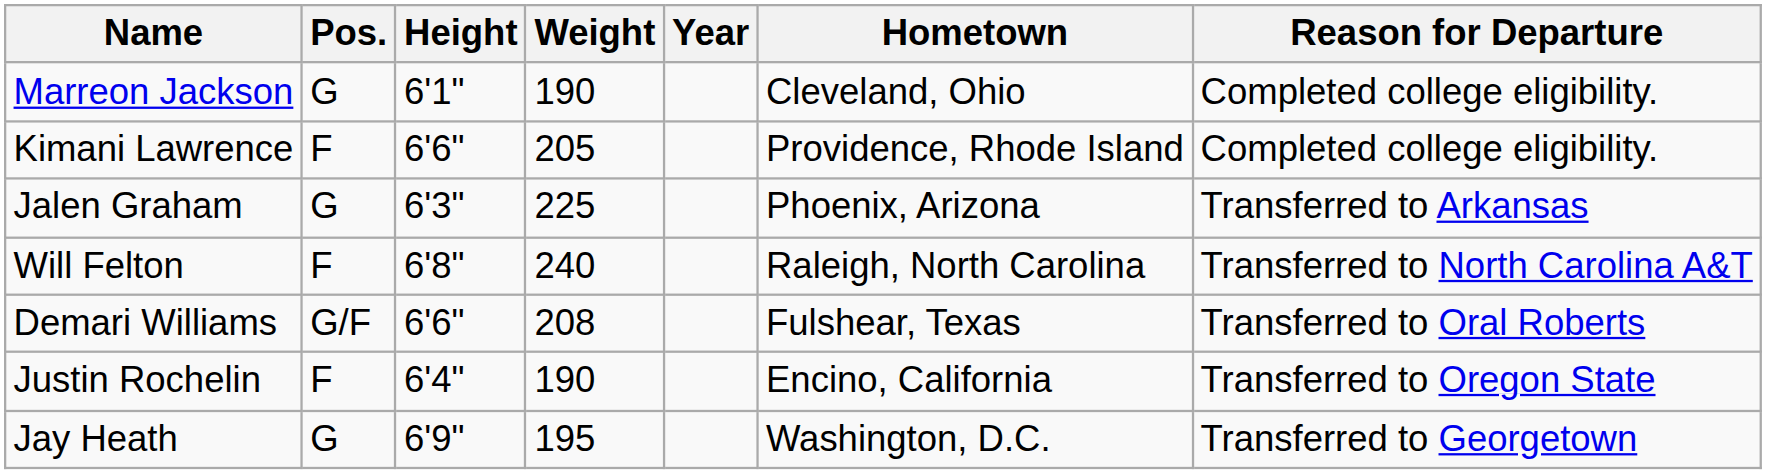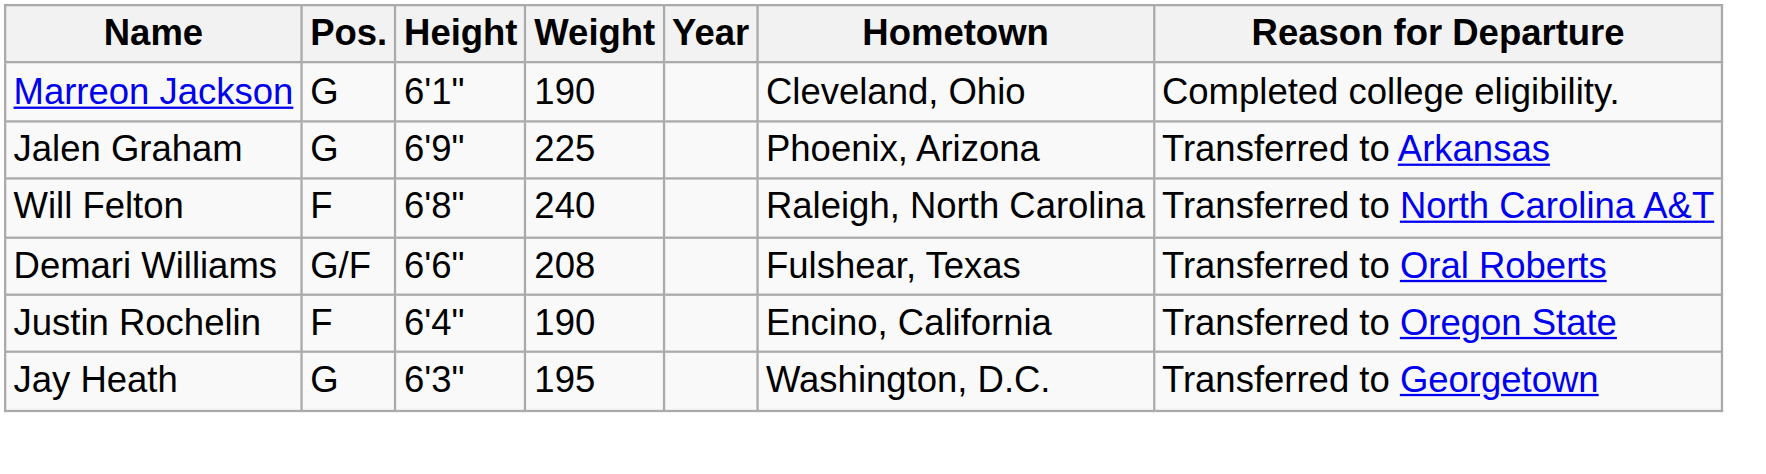- row: (153, 149)
(434, 206) 6'3" -> (434, 149) 6'9"
(434, 438) 6'9" -> (434, 380) 6'3"
